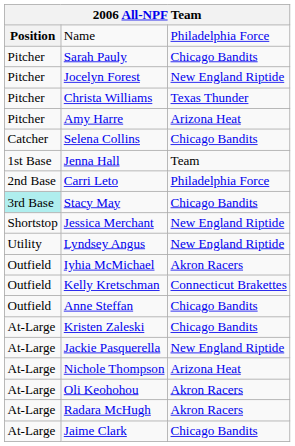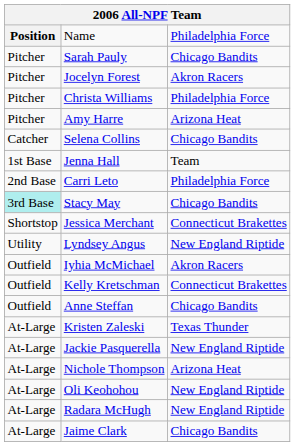(227, 77) New England Riptide -> (207, 77) Akron Racers
(209, 98) Texas Thunder -> (220, 98) Philadelphia Force
(227, 222) New England Riptide -> (229, 222) Connecticut Brakettes
(214, 327) Chicago Bandits -> (209, 327) Texas Thunder
(207, 389) Akron Racers -> (227, 389) New England Riptide
(207, 410) Akron Racers -> (227, 410) New England Riptide
